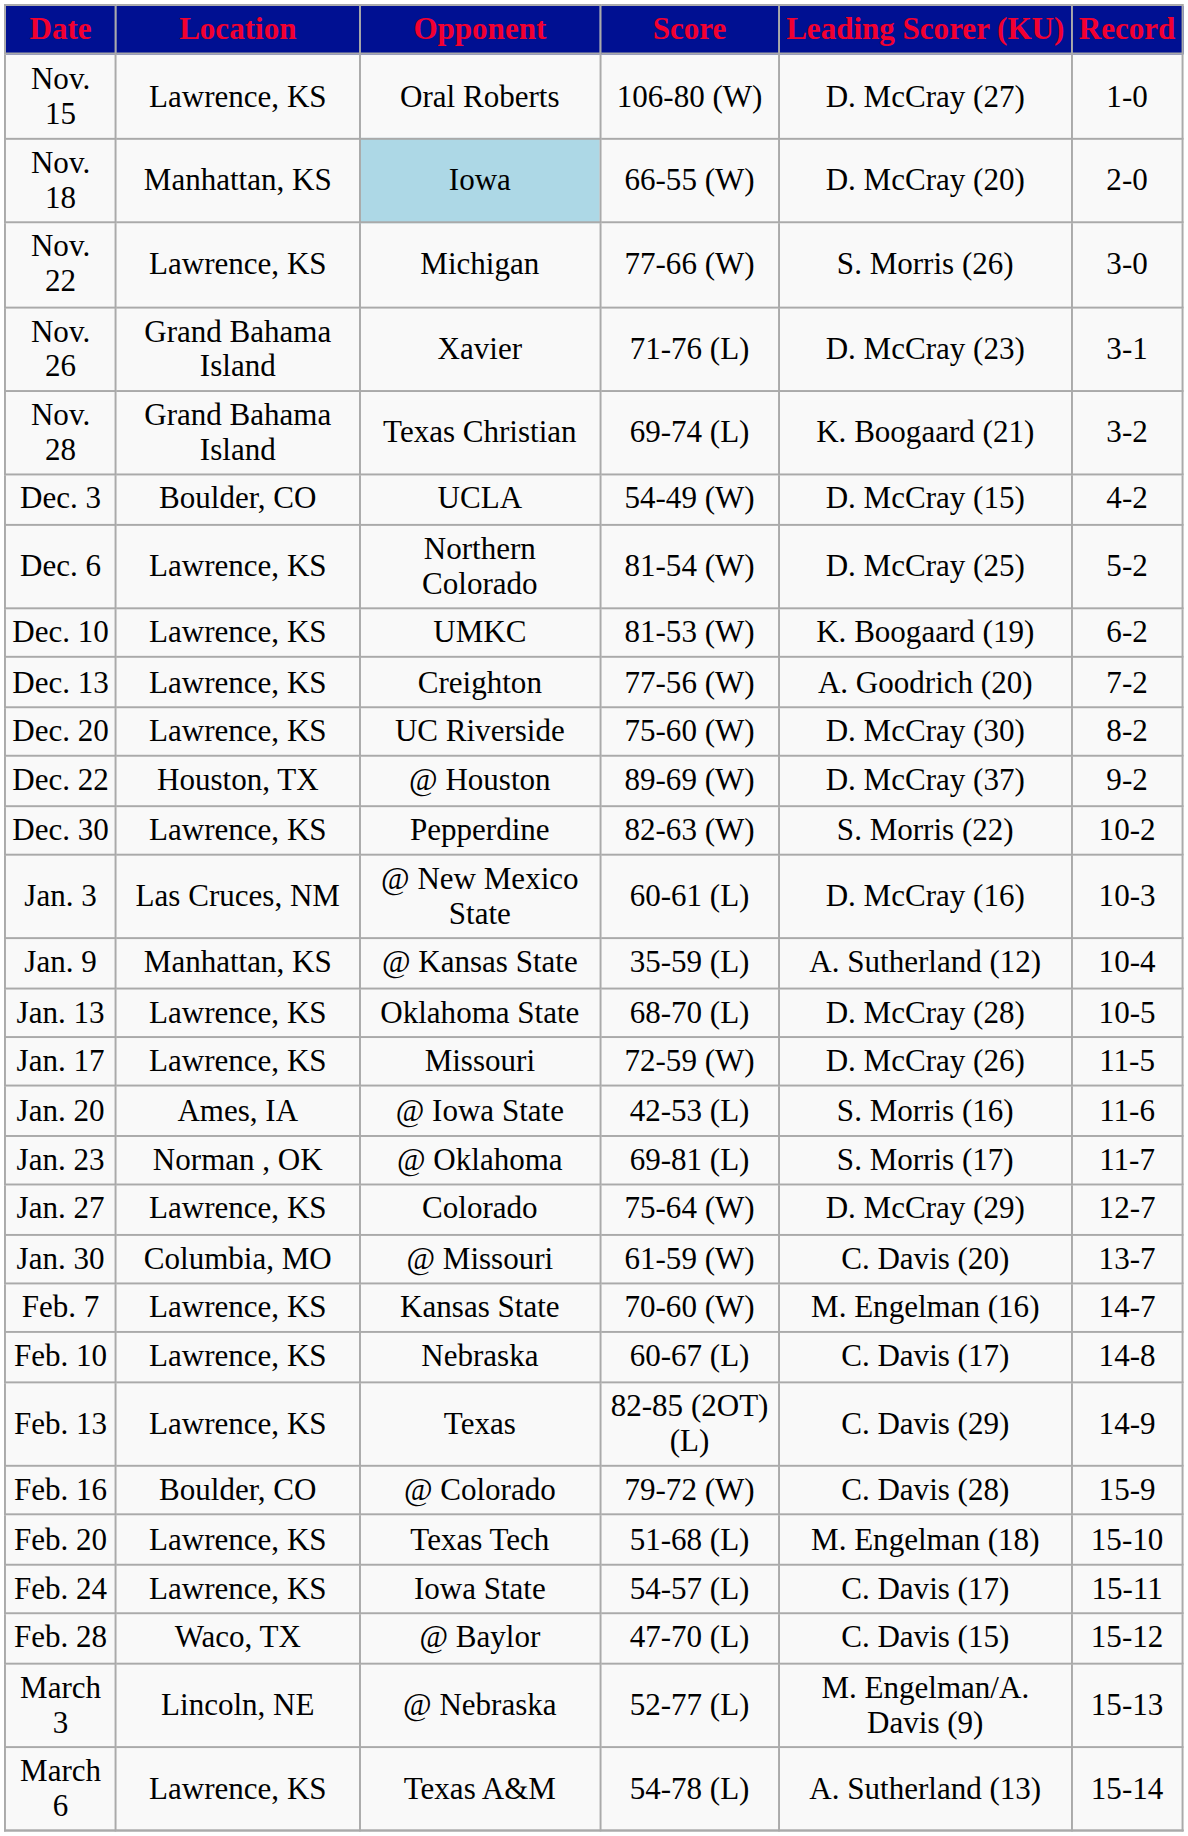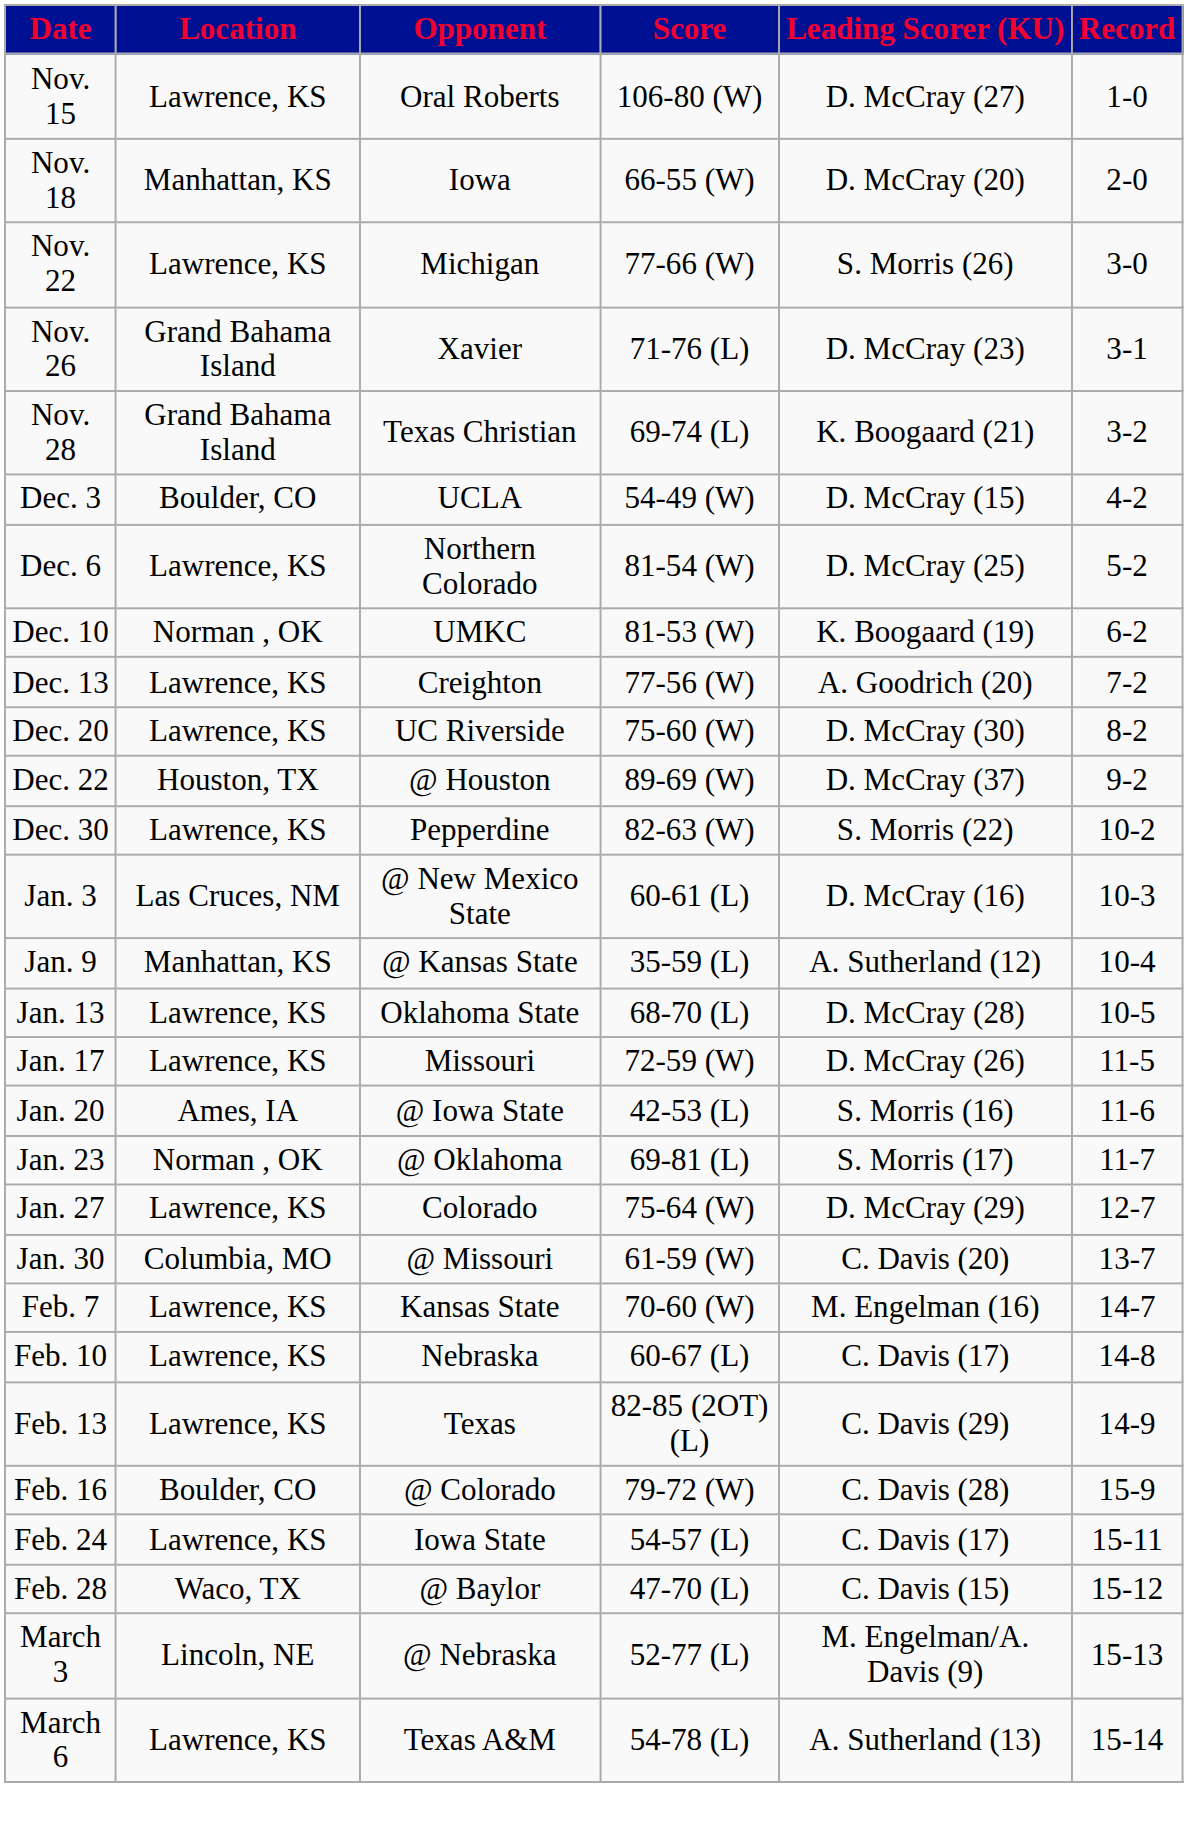(480, 179) lightblue background -> (480, 179) no background
(238, 632) Lawrence, KS -> (238, 632) Norman , OK
- row: (61, 1539)
